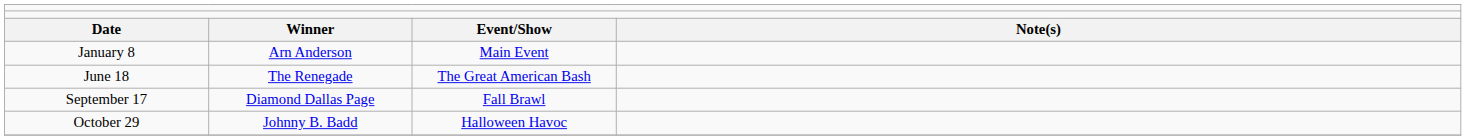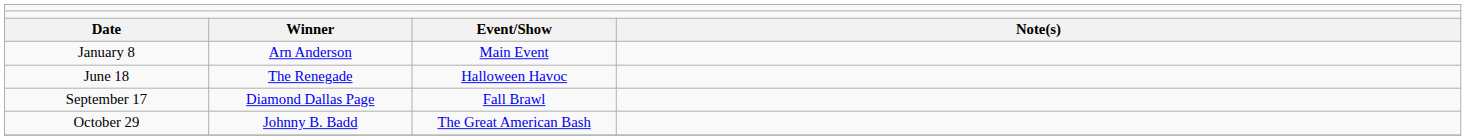(514, 76) The Great American Bash -> (514, 76) Halloween Havoc
(514, 123) Halloween Havoc -> (514, 123) The Great American Bash
